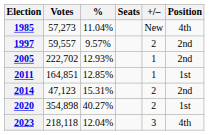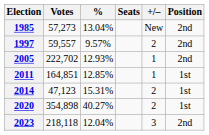(98, 28) 11.04% -> (98, 28) 13.04%
(185, 28) 4th -> (185, 28) 2nd
(185, 91) 2nd -> (185, 91) 1st
(185, 122) 4th -> (185, 122) 2nd
